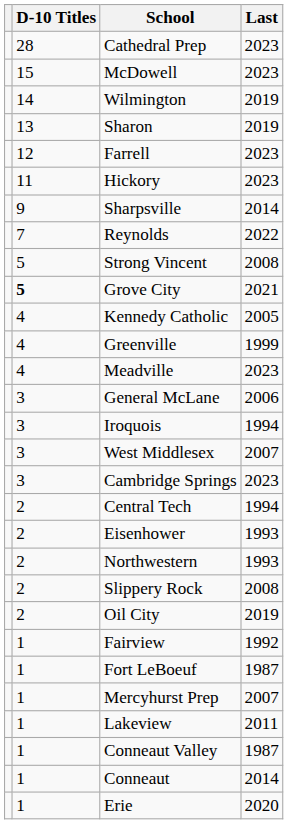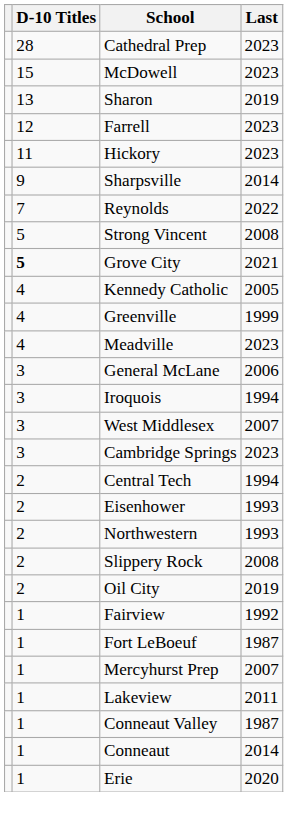- row: (145, 99)
